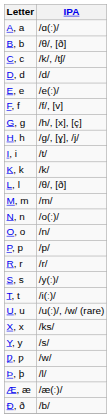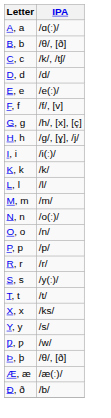(43, 153) /t/ -> (47, 153) /i(ː)/
(53, 185) /θ/, [ð] -> (43, 185) /l/
(47, 295) /i(ː)/ -> (43, 295) /t/
- row: (16, 311)
(43, 374) /l/ -> (53, 358) /θ/, [ð]
